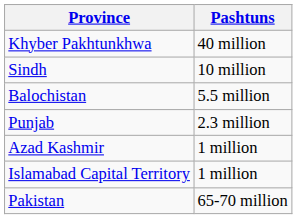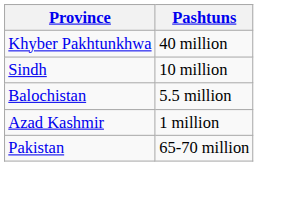- row: (31, 122)
- row: (99, 174)
